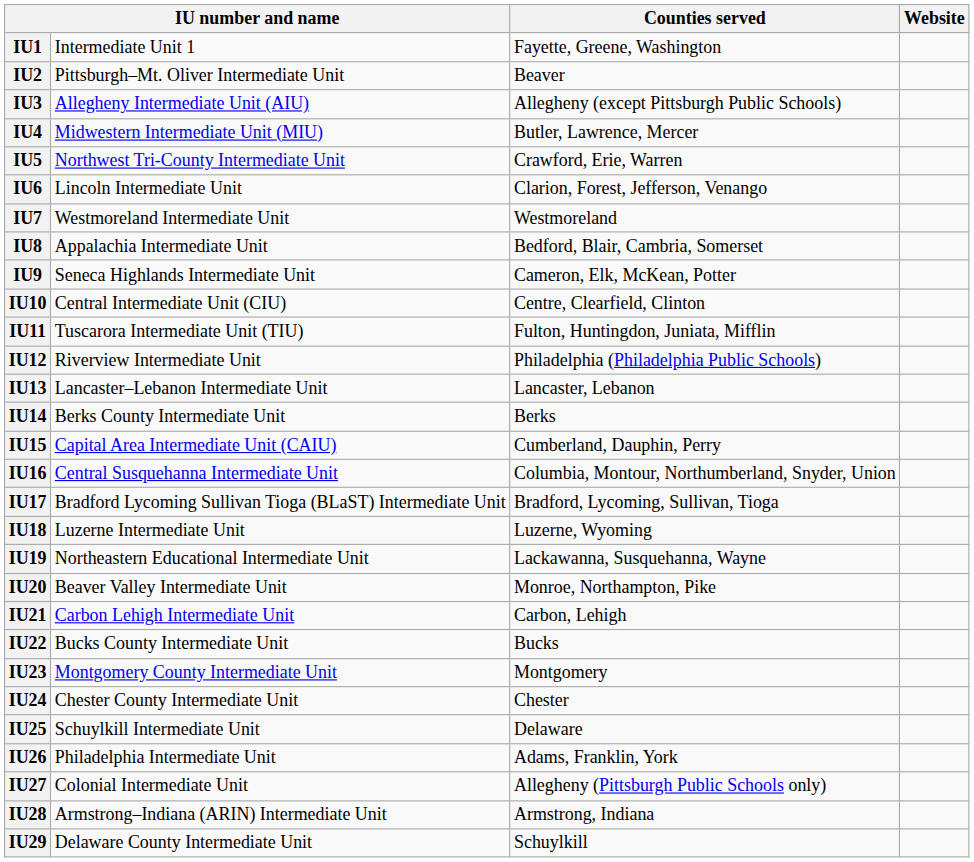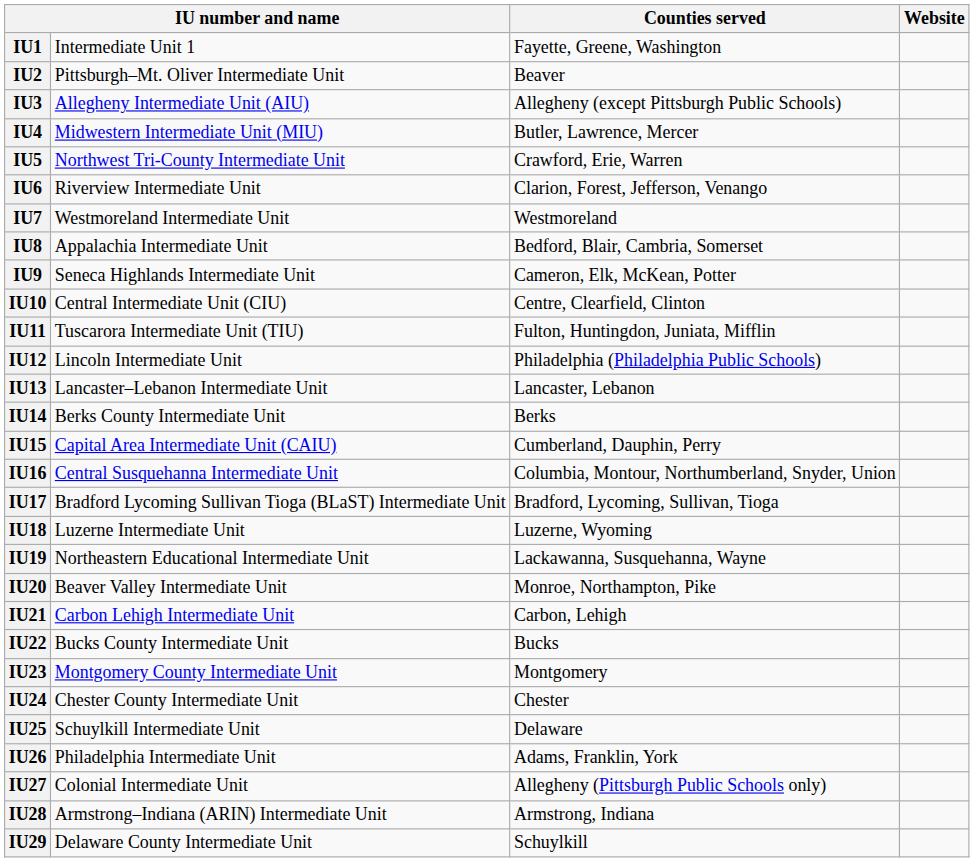(148, 189) Lincoln Intermediate Unit -> (158, 189) Riverview Intermediate Unit
(158, 359) Riverview Intermediate Unit -> (148, 359) Lincoln Intermediate Unit
